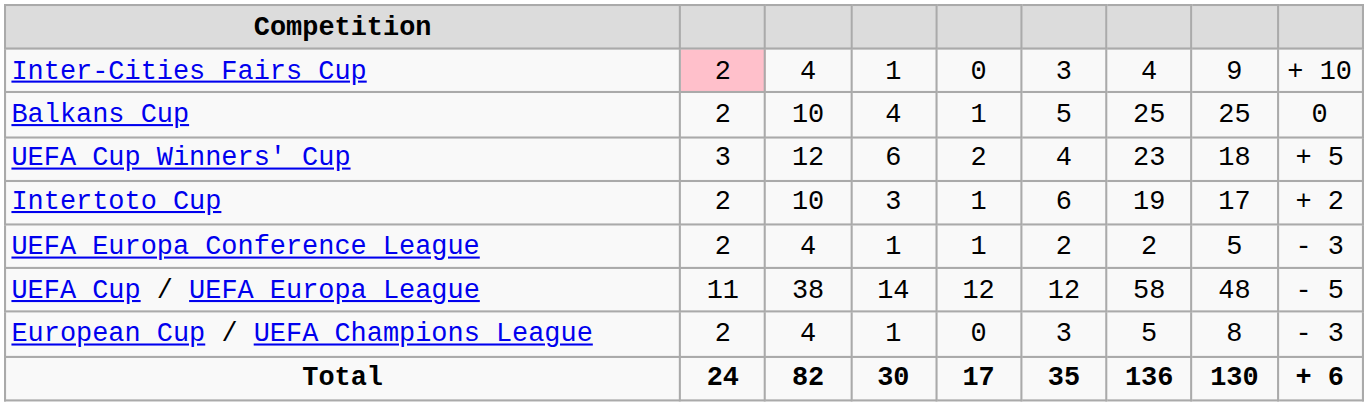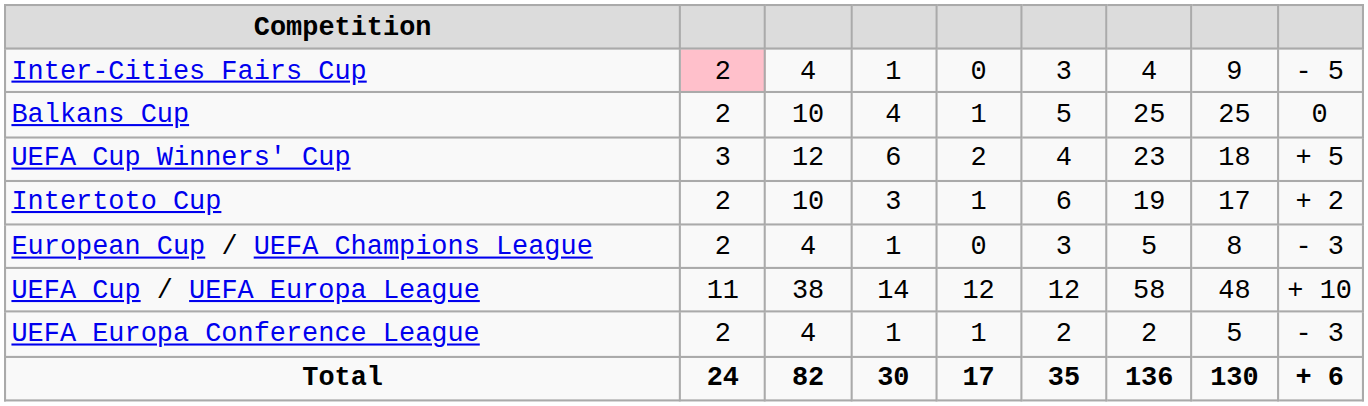(1320, 71) + 10 -> (1320, 71) - 5
rows swapped: (302, 334) <-> (246, 246)
(1320, 290) - 5 -> (1320, 290) + 10
